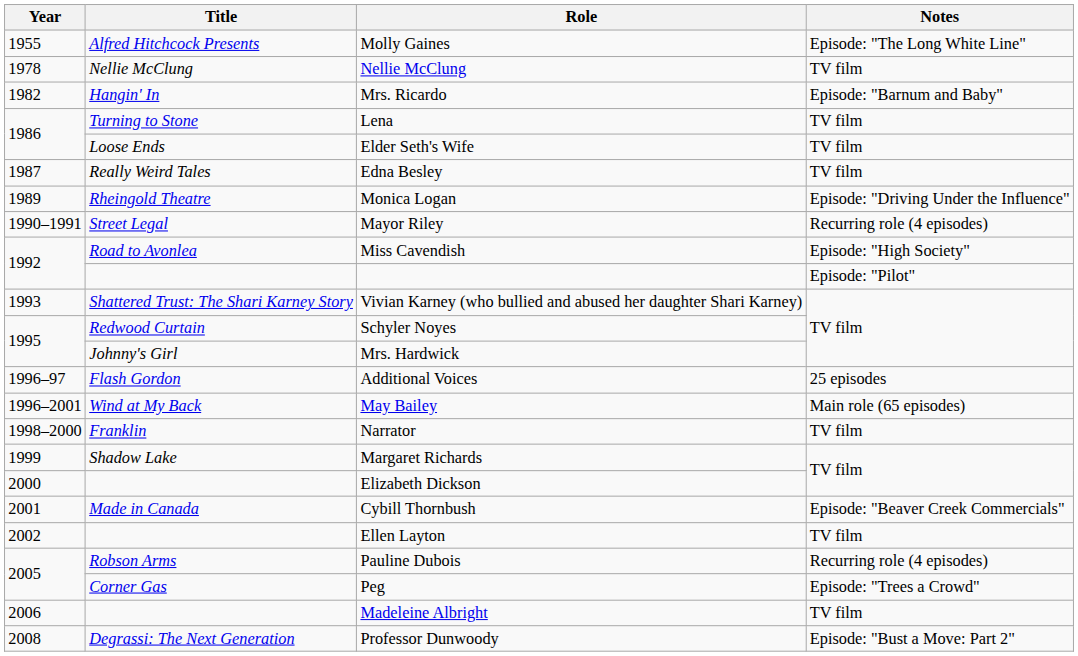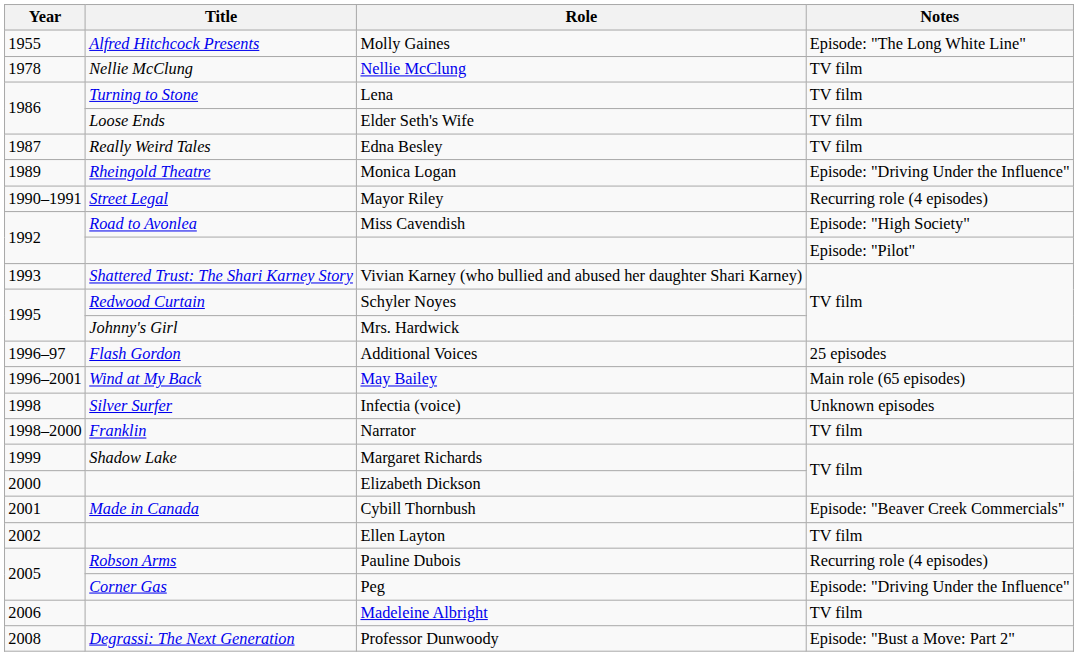- row: (404, 95)
+ row: (411, 405)
(895, 586) Episode: "Trees a Crowd" -> (940, 586) Episode: "Driving Under the Influence"
